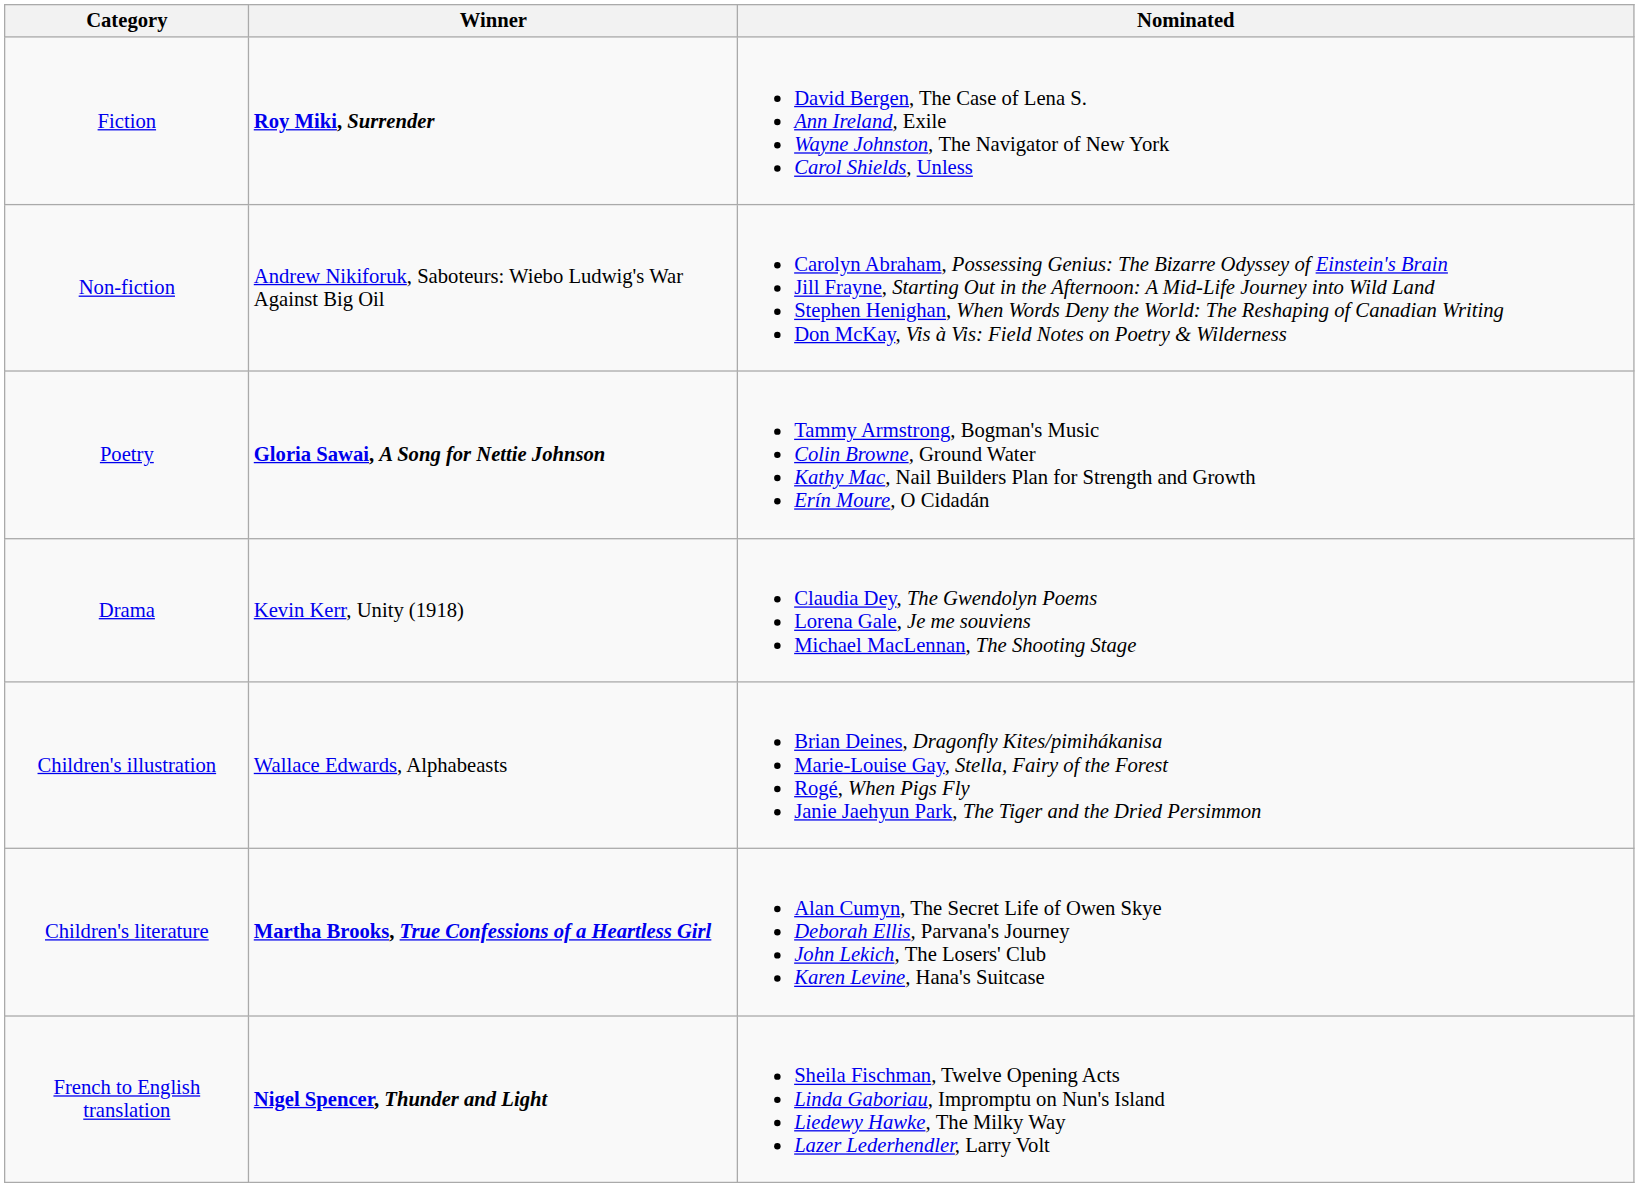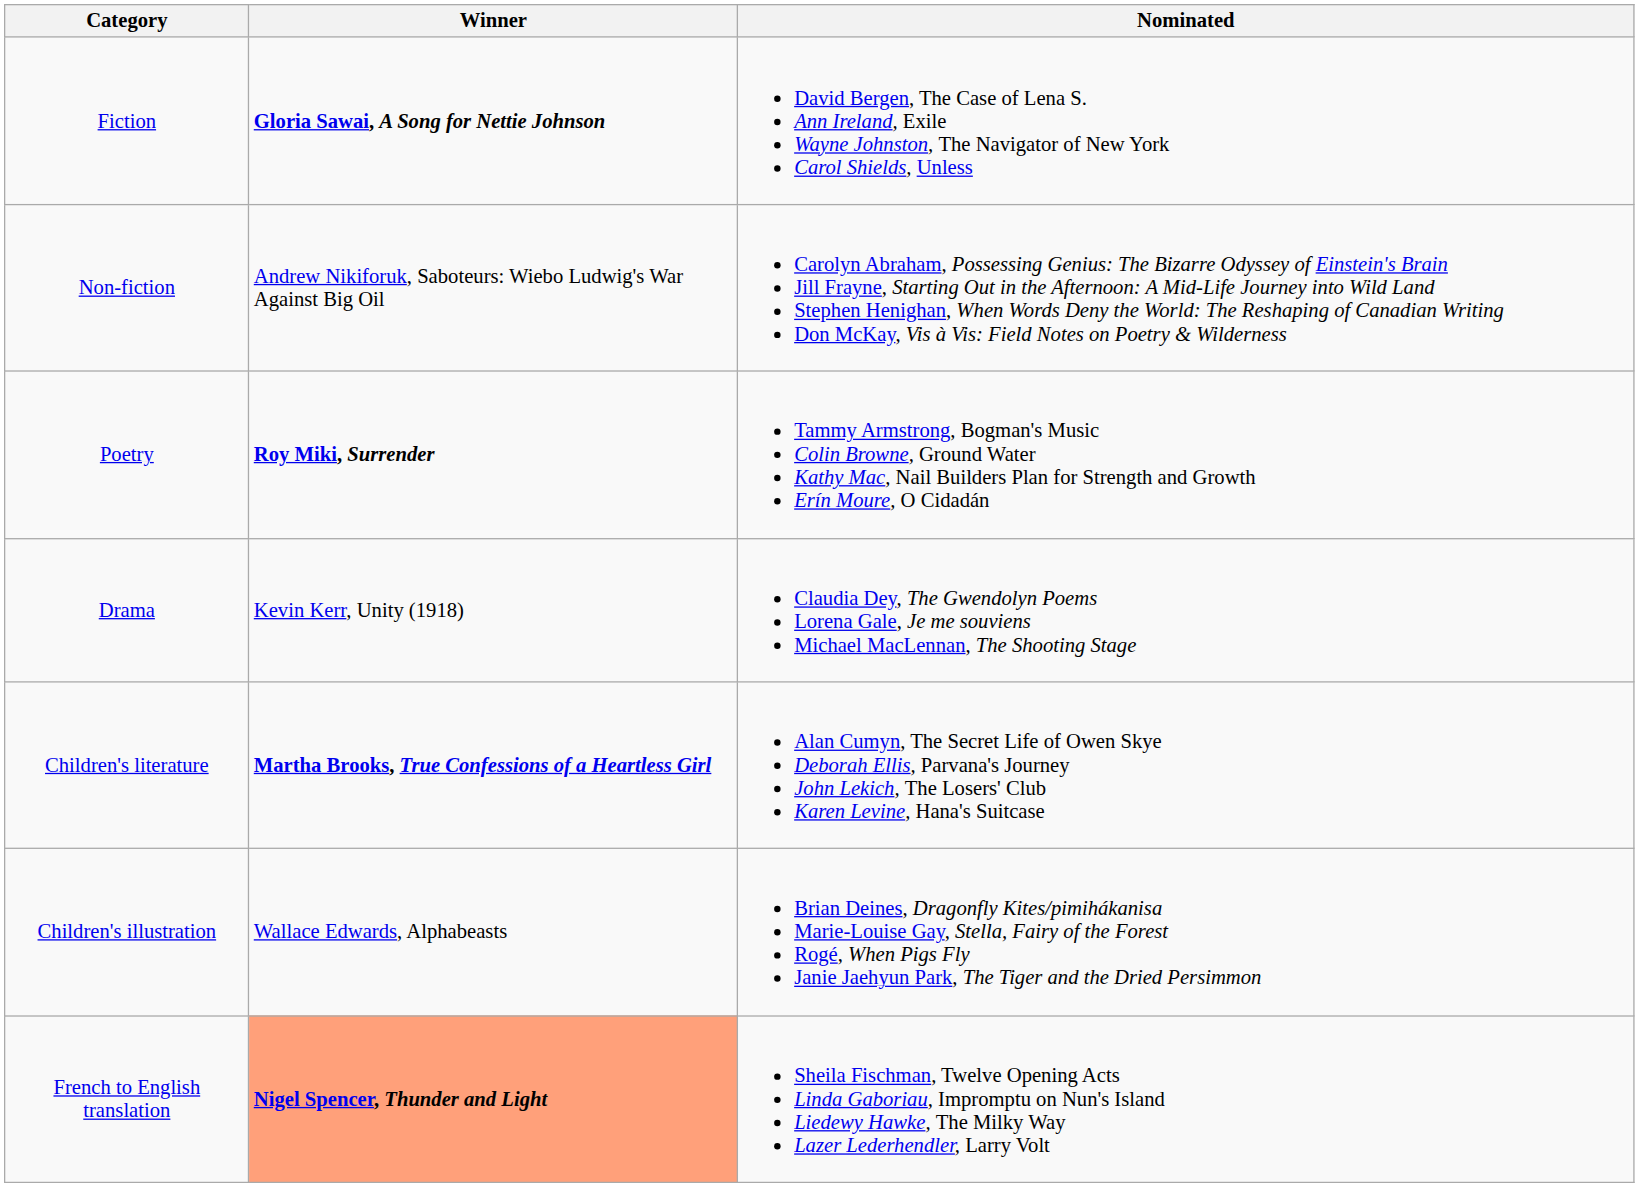(344, 120) Roy Miki, Surrender -> (430, 120) Gloria Sawai, A Song for Nettie Johnson
(430, 454) Gloria Sawai, A Song for Nettie Johnson -> (344, 454) Roy Miki, Surrender
rows swapped: (127, 931) <-> (127, 765)
(400, 1098) no background -> (400, 1098) lightsalmon background
